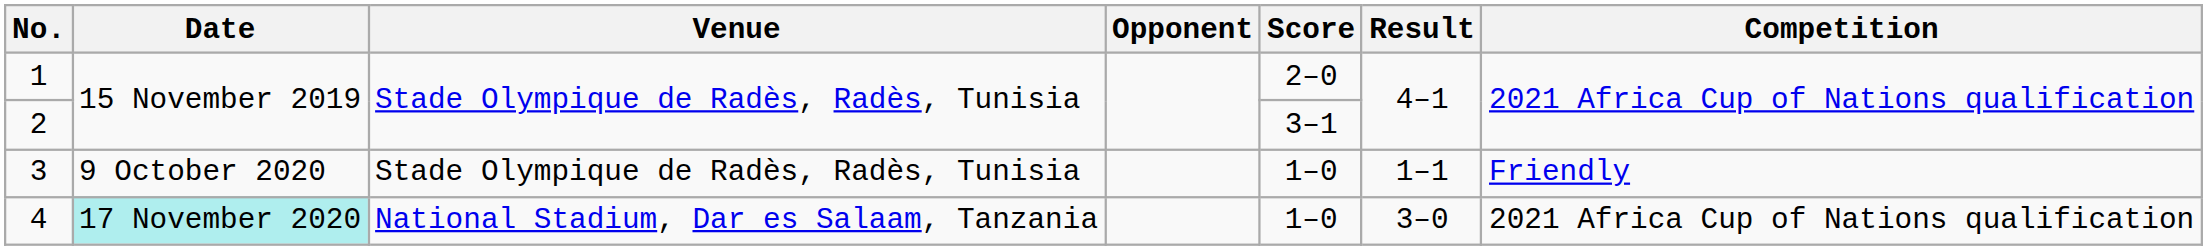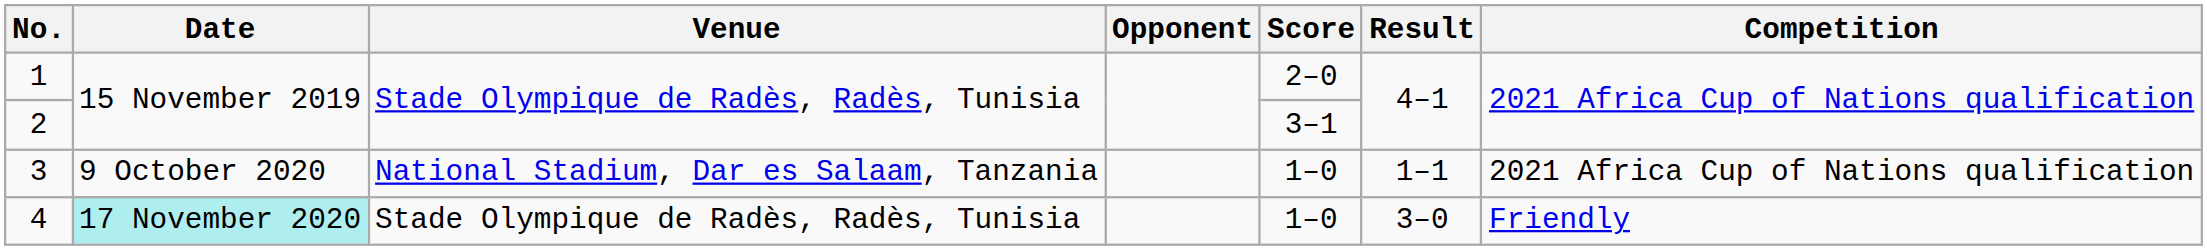(728, 173) Stade Olympique de Radès, Radès, Tunisia -> (737, 173) National Stadium, Dar es Salaam, Tanzania
(1560, 173) Friendly -> (1842, 173) 2021 Africa Cup of Nations qualification
(737, 221) National Stadium, Dar es Salaam, Tanzania -> (728, 221) Stade Olympique de Radès, Radès, Tunisia
(1842, 221) 2021 Africa Cup of Nations qualification -> (1560, 221) Friendly
